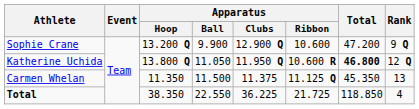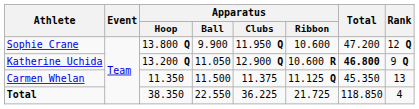(166, 45) 13.200 Q -> (166, 45) 13.800 Q
(259, 45) 12.900 Q -> (259, 45) 11.950 Q
(399, 45) 9 Q -> (399, 45) 12 Q
(166, 62) 13.800 Q -> (166, 62) 13.200 Q
(259, 62) 11.950 Q -> (259, 62) 12.900 Q
(399, 62) 12 Q -> (399, 62) 9 Q
